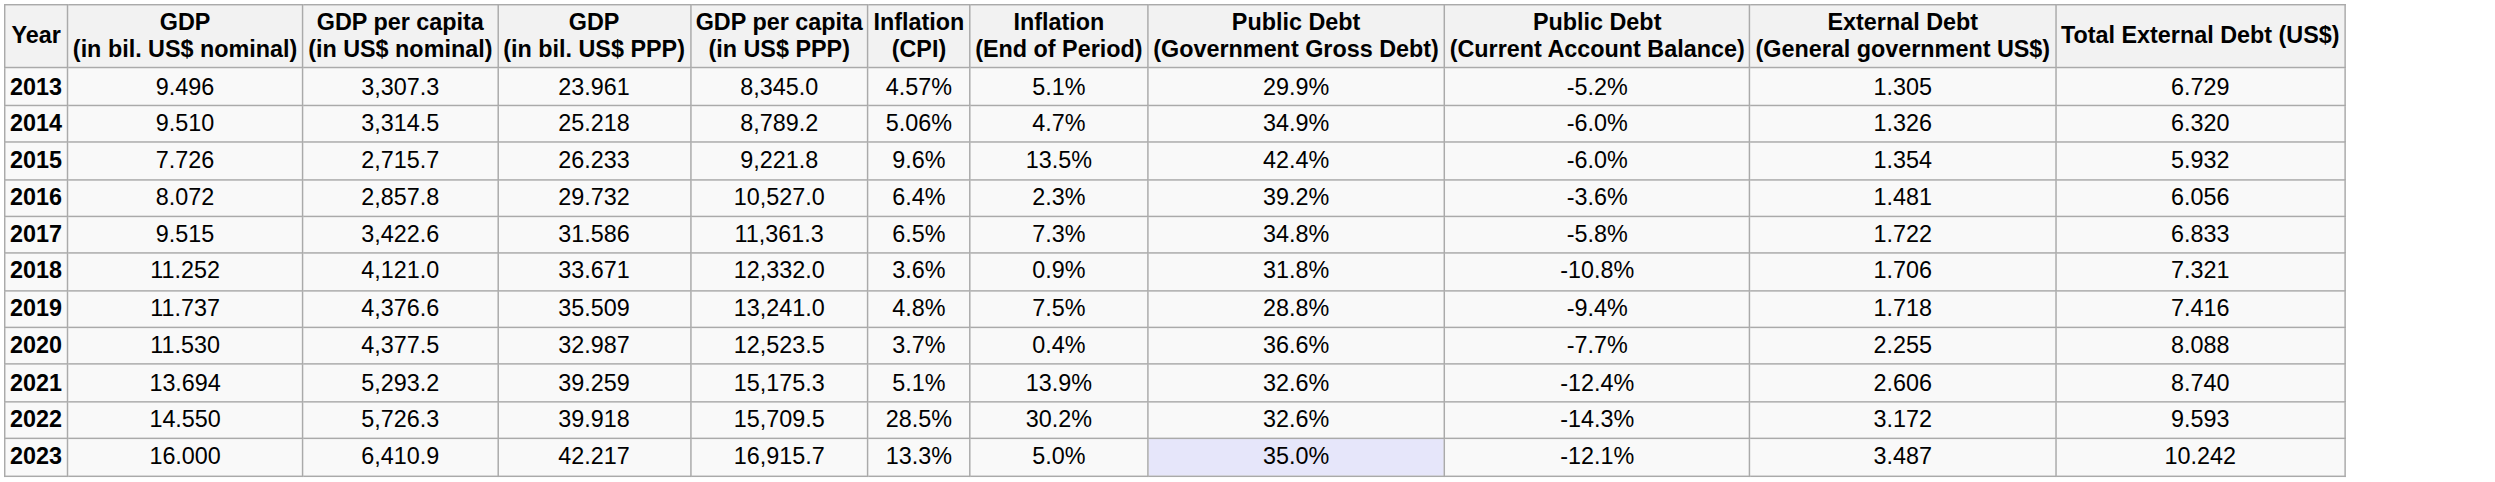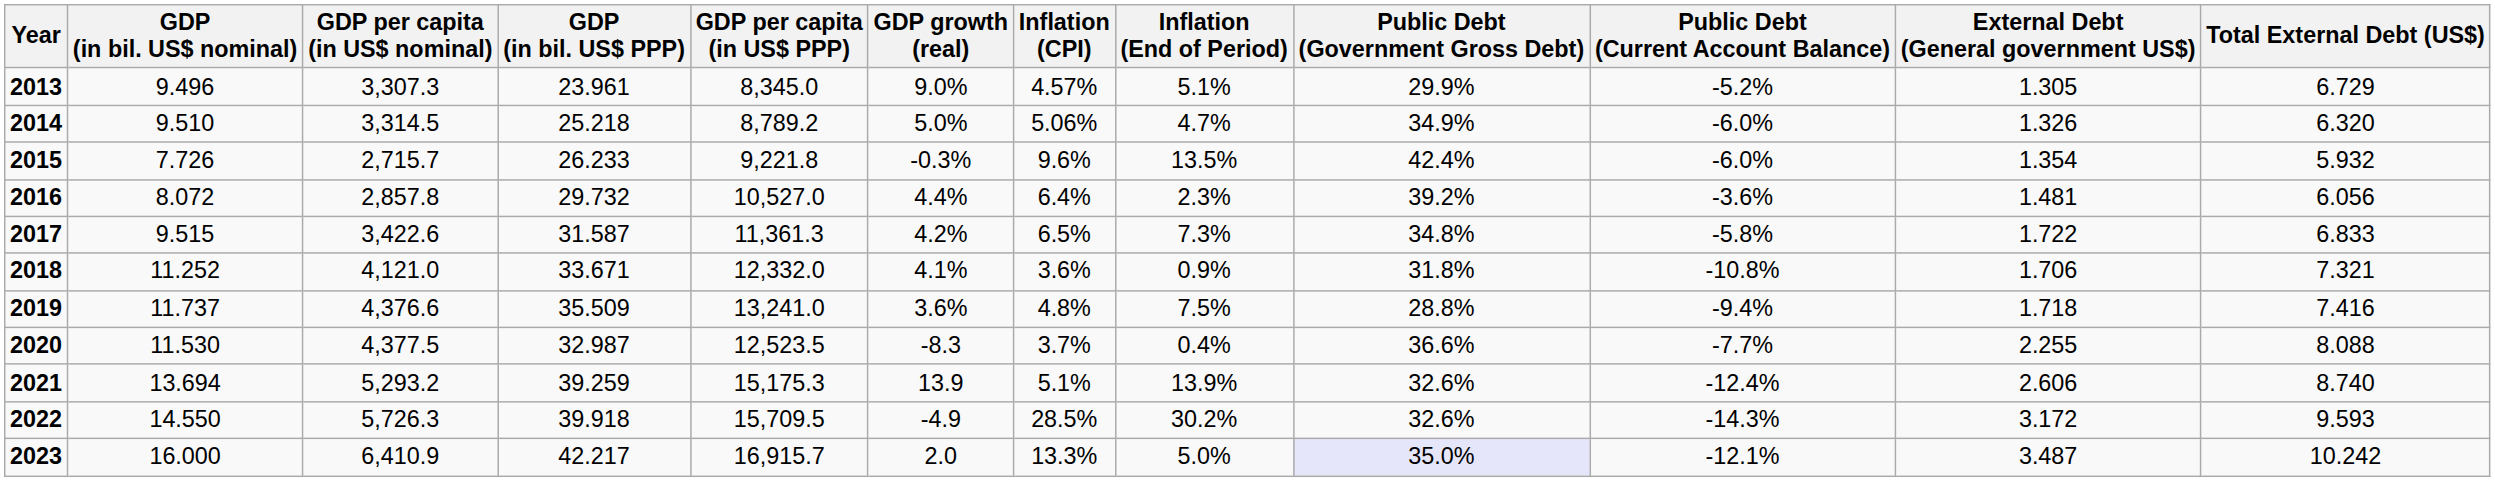+ column: (941, 36)
(594, 234) 31.586 -> (594, 234) 31.587
